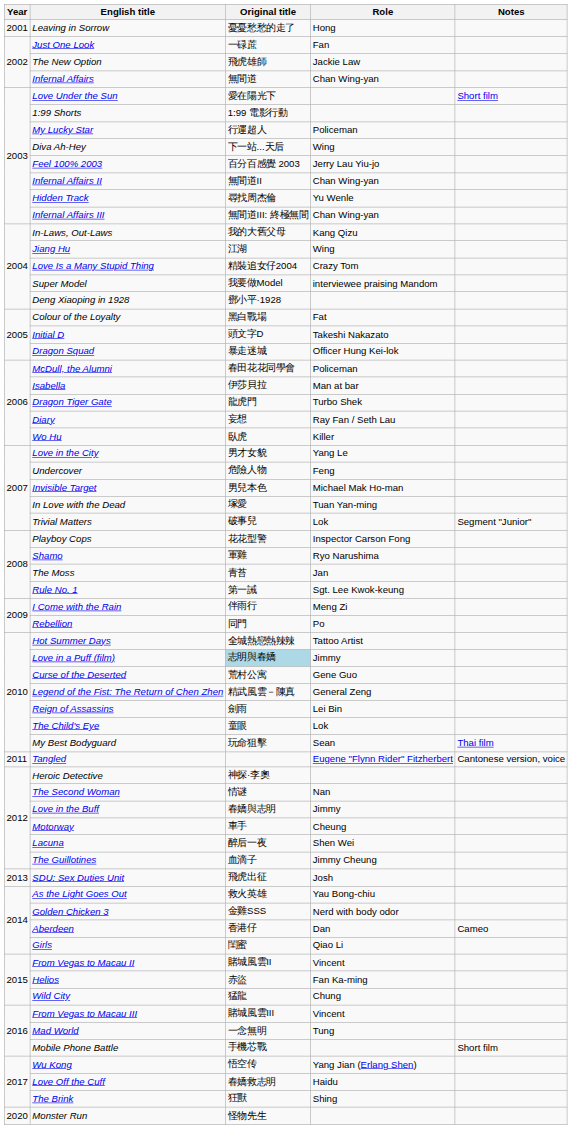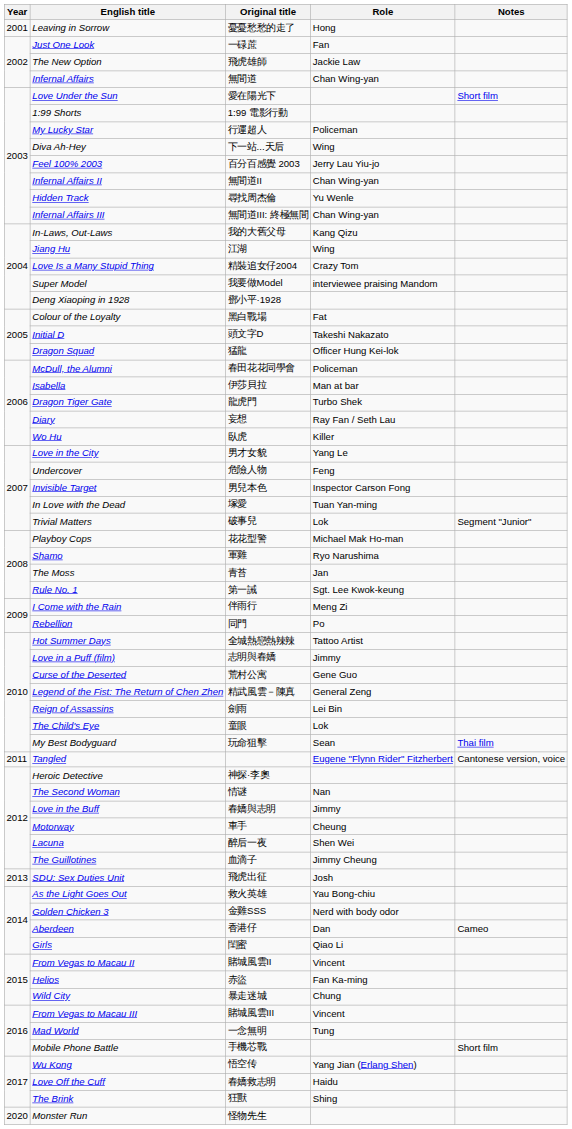(247, 351) 暴走迷城 -> (237, 351) 猛龍
(358, 487) Michael Mak Ho-man -> (362, 487) Inspector Carson Fong
(362, 538) Inspector Carson Fong -> (358, 538) Michael Mak Ho-man
(252, 657) lightblue background -> (252, 657) no background
(237, 996) 猛龍 -> (247, 996) 暴走迷城
